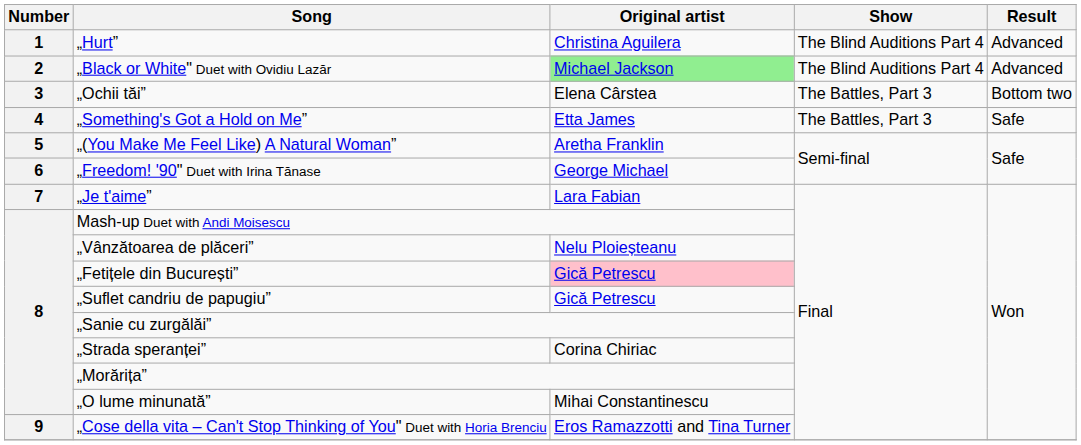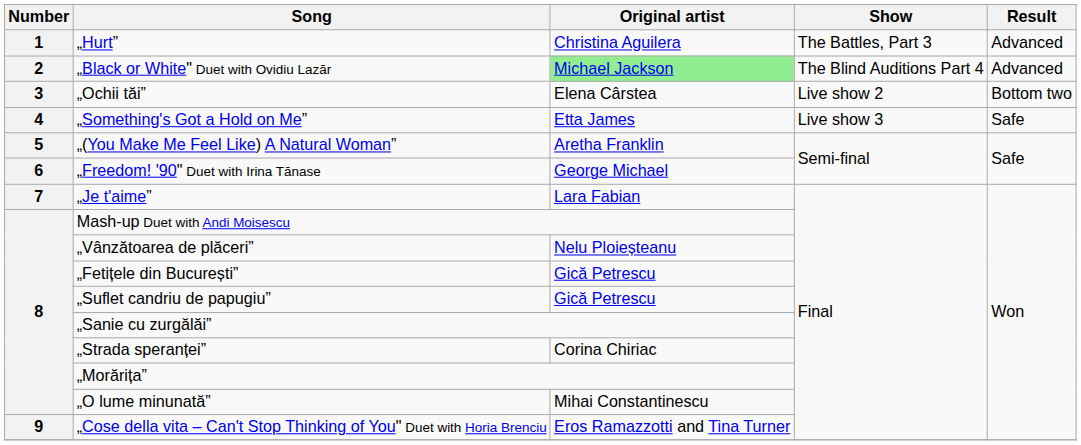(891, 42) The Blind Auditions Part 4 -> (865, 42) The Battles, Part 3
(865, 94) The Battles, Part 3 -> (840, 94) Live show 2
(865, 119) The Battles, Part 3 -> (840, 119) Live show 3
(605, 273) pink background -> (605, 273) no background
